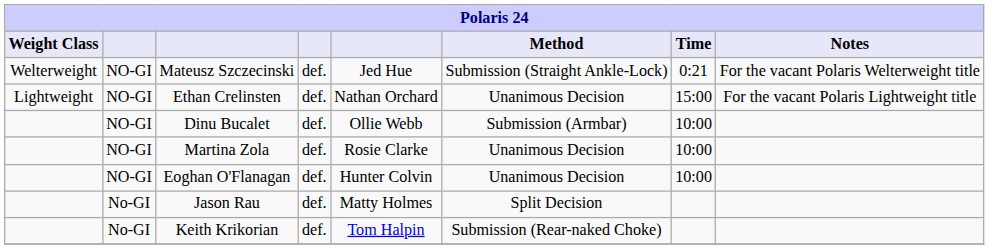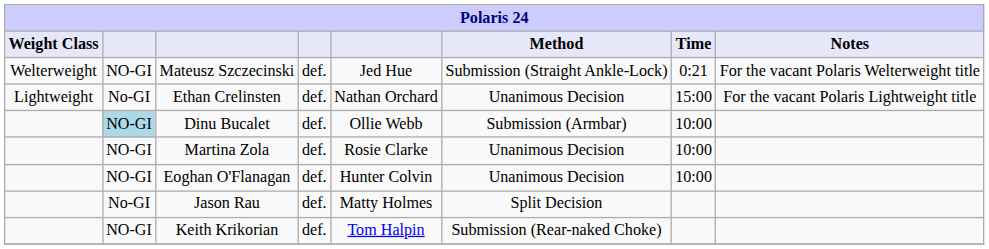(129, 97) NO-GI -> (129, 97) No-GI
(129, 123) no background -> (129, 123) lightblue background
(129, 230) No-GI -> (129, 230) NO-GI
